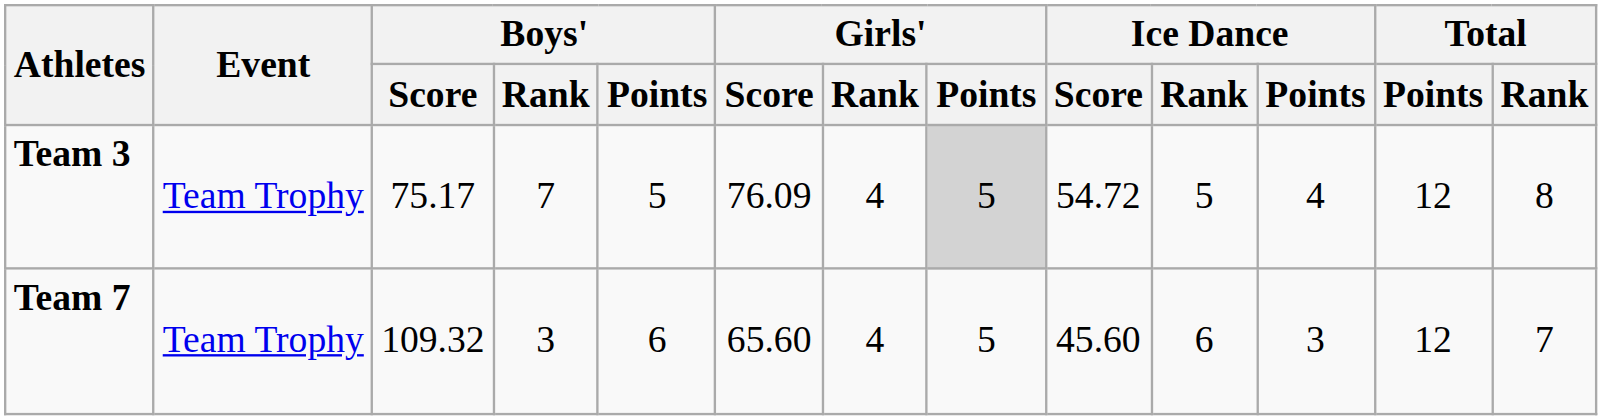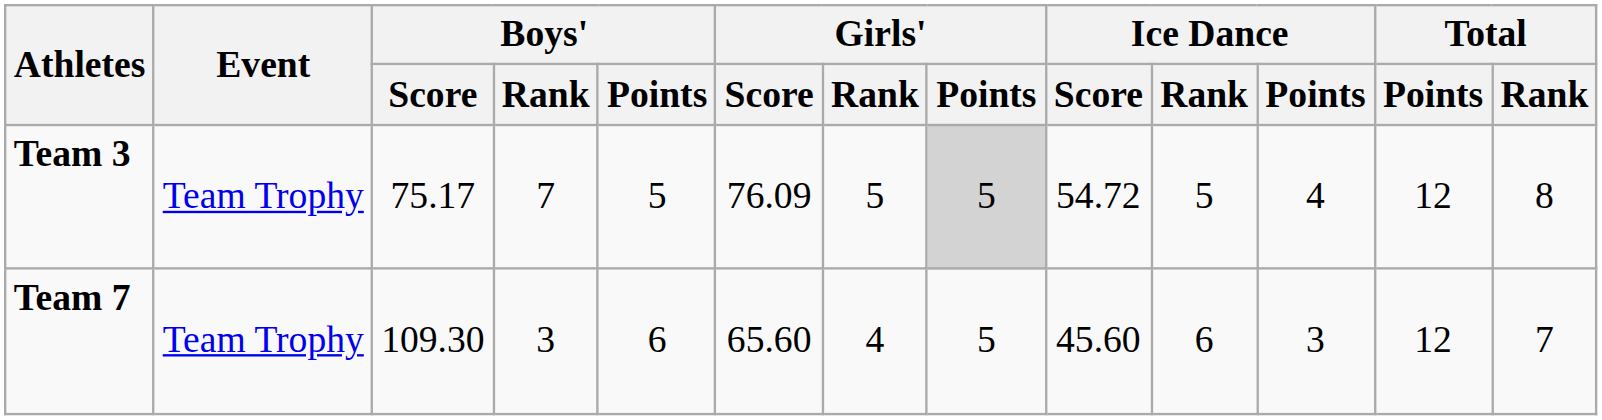(875, 195) 4 -> (875, 195) 5
(433, 340) 109.32 -> (433, 340) 109.30
